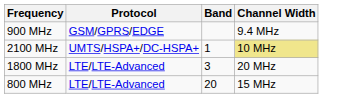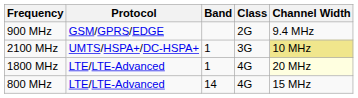+ column: (252, 13)
(207, 66) 3 -> (207, 66) 1
(257, 66) no background -> (292, 66) lightyellow background
(210, 84) 20 -> (210, 84) 14
